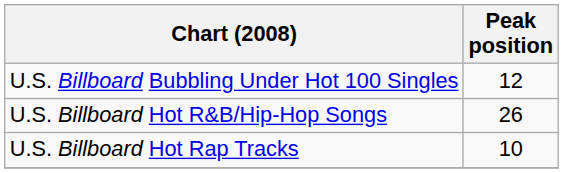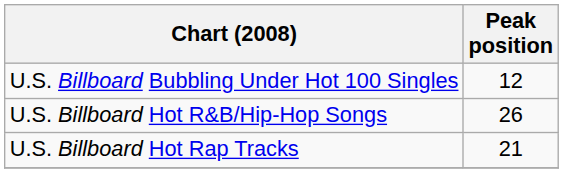(511, 149) 10 -> (511, 149) 21
